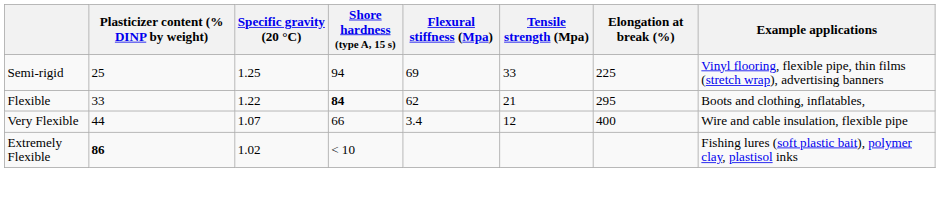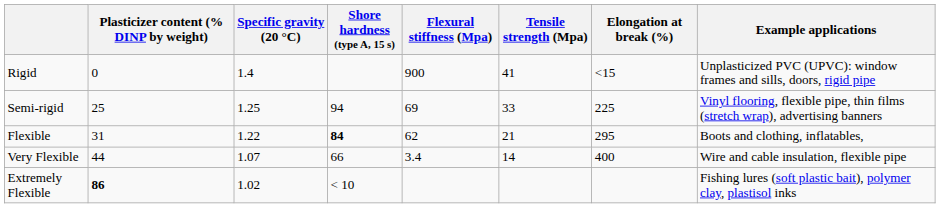+ row: (22, 72)
(98, 100) 33 -> (98, 136) 31
(509, 121) 12 -> (508, 157) 14
